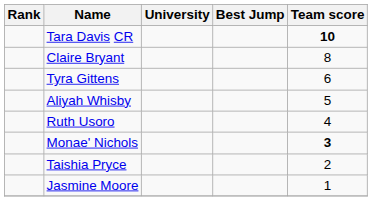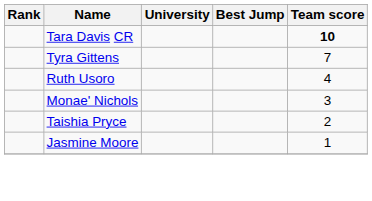- row: (85, 57)
(328, 79) 6 -> (328, 57) 7
- row: (89, 100)
(328, 143) bold -> (328, 100) normal
